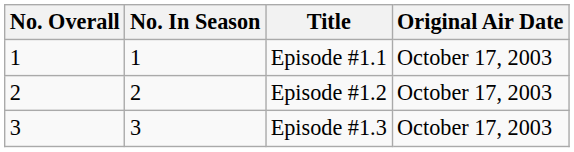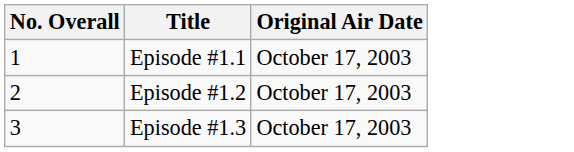- column: (195, 22)
